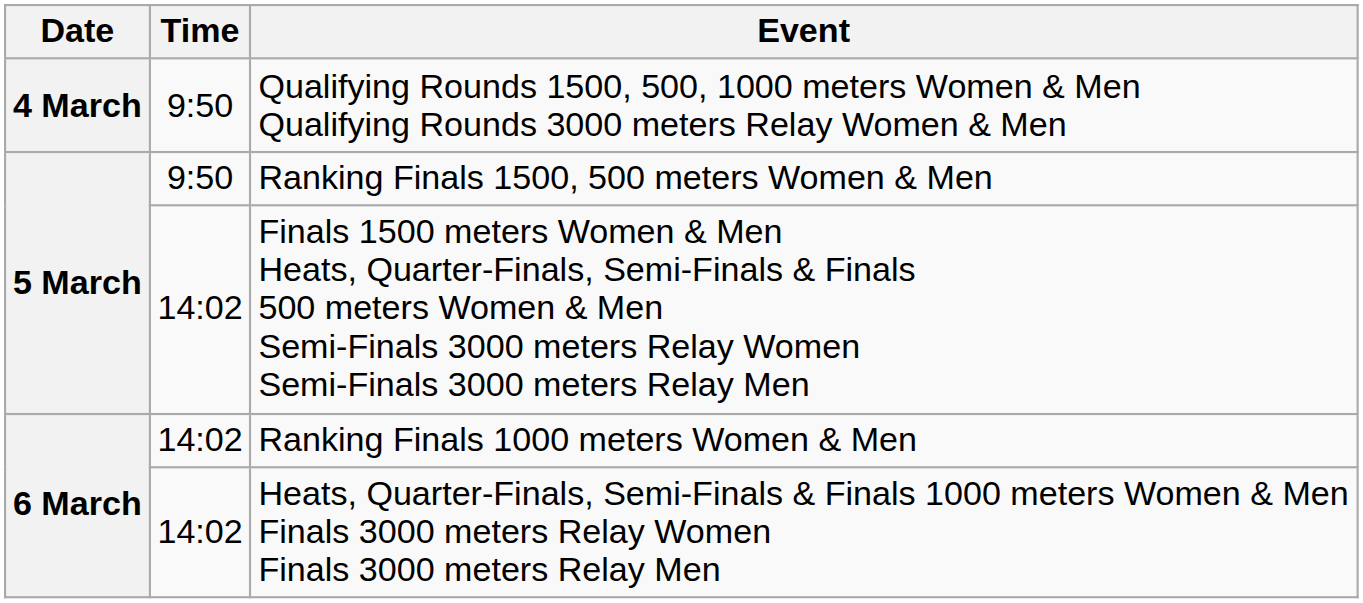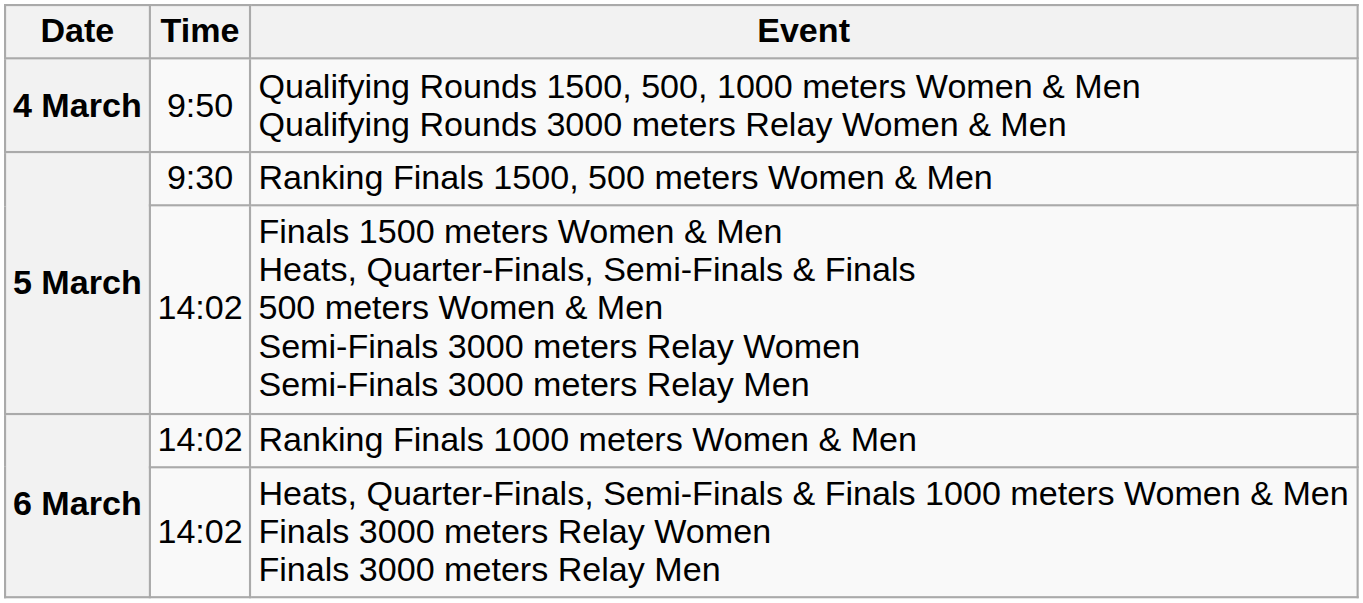(200, 177) 9:50 -> (200, 177) 9:30
